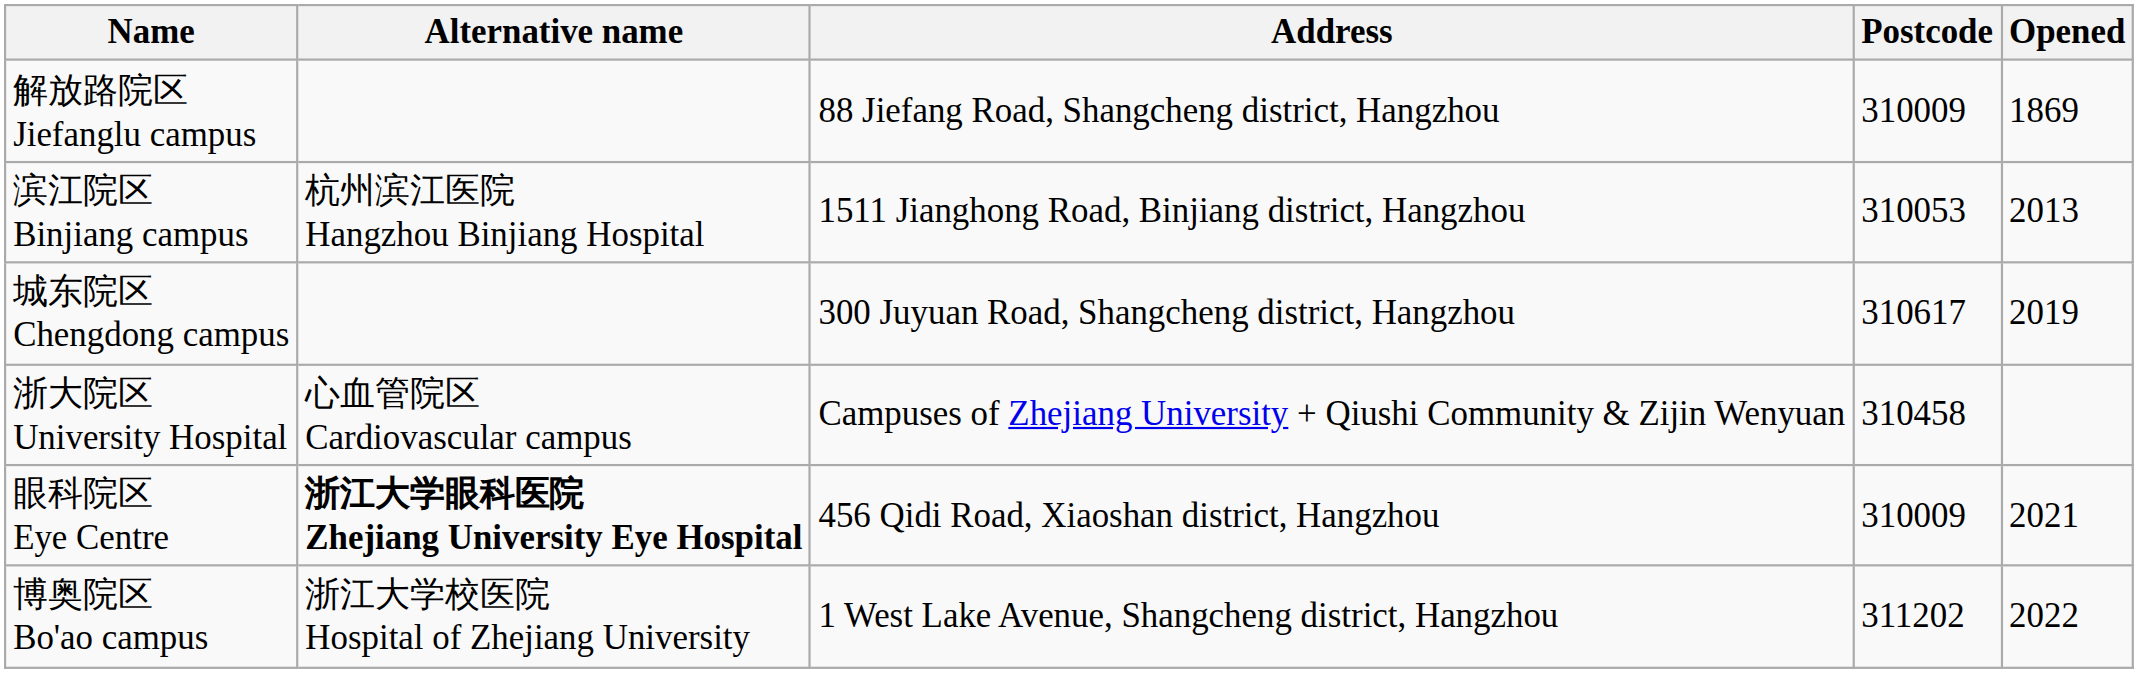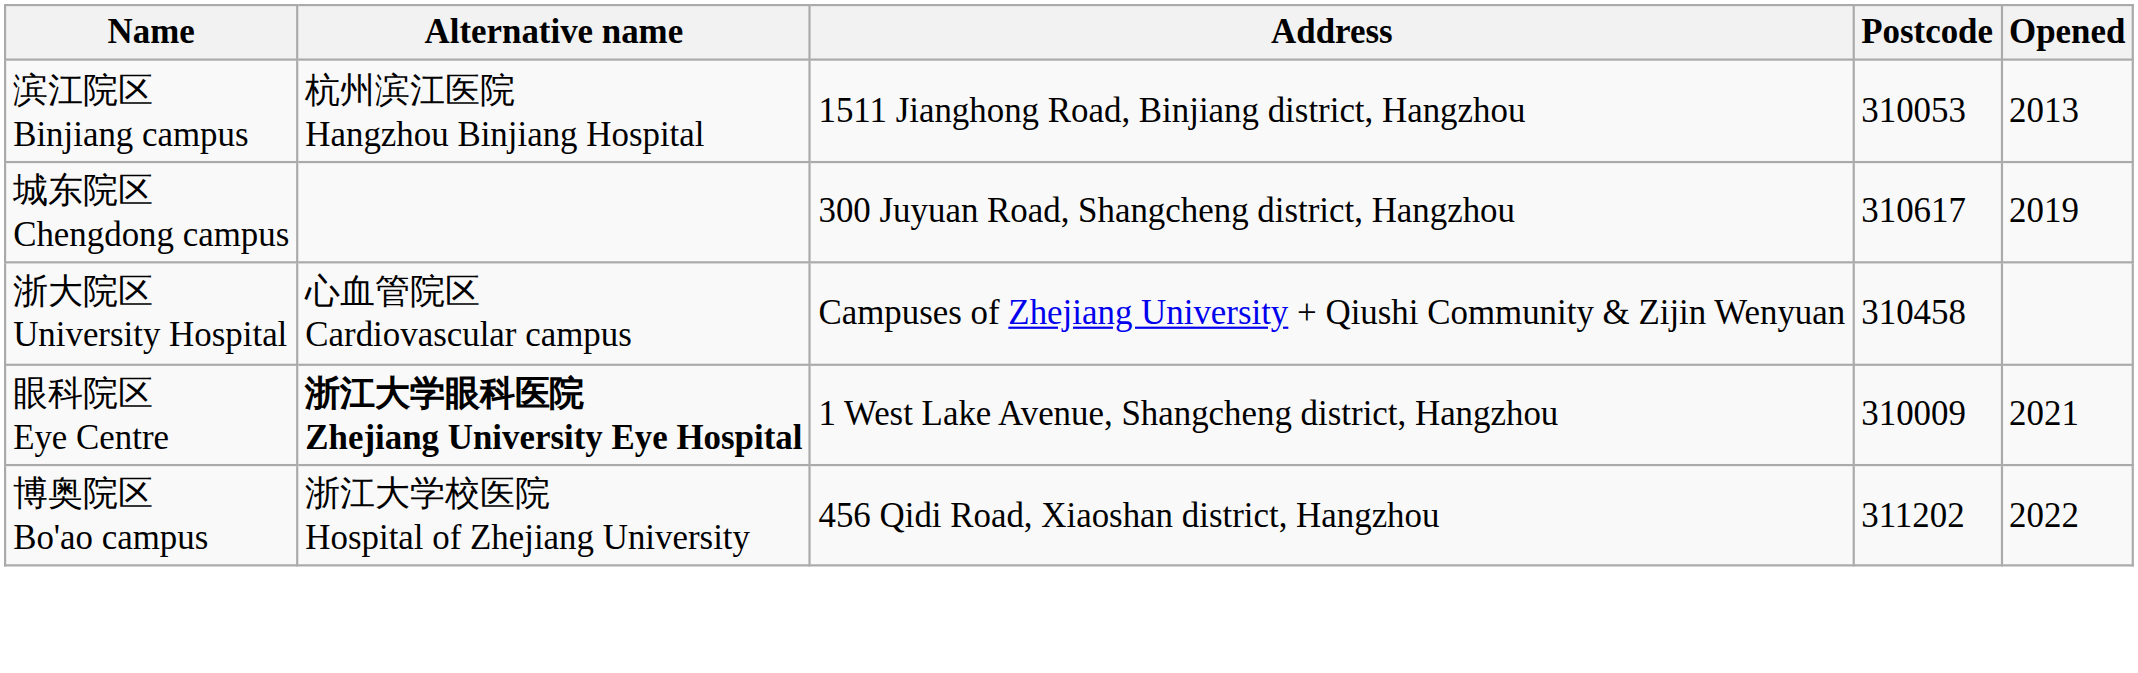- row: (135, 111)
(1129, 514) 456 Qidi Road, Xiaoshan district, Hangzhou -> (1188, 413) 1 West Lake Avenue, Shangcheng district, Hangzhou
(1188, 615) 1 West Lake Avenue, Shangcheng district, Hangzhou -> (1129, 514) 456 Qidi Road, Xiaoshan district, Hangzhou
